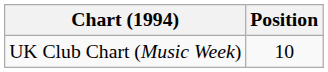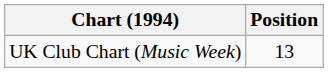(284, 51) 10 -> (284, 51) 13
